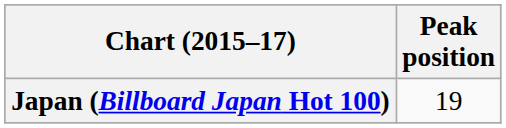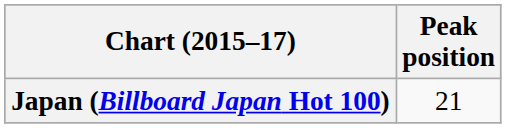(449, 100) 19 -> (449, 100) 21
